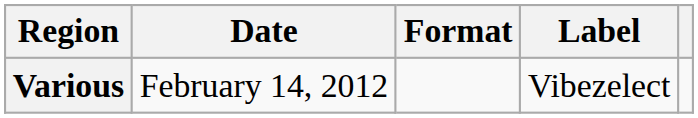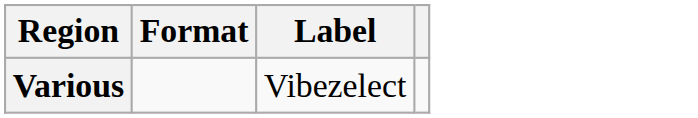- column: (264, 31)
